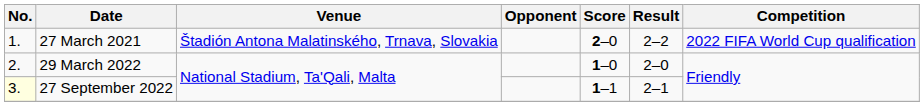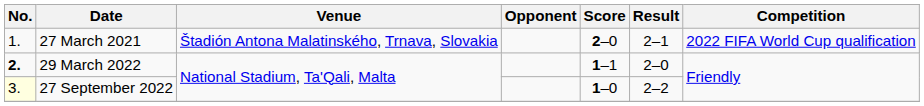(656, 40) 2–2 -> (656, 40) 2–1
(14, 64) normal -> (14, 64) bold
(605, 64) 1–0 -> (605, 64) 1–1
(605, 88) 1–1 -> (605, 88) 1–0
(656, 88) 2–1 -> (656, 88) 2–2
